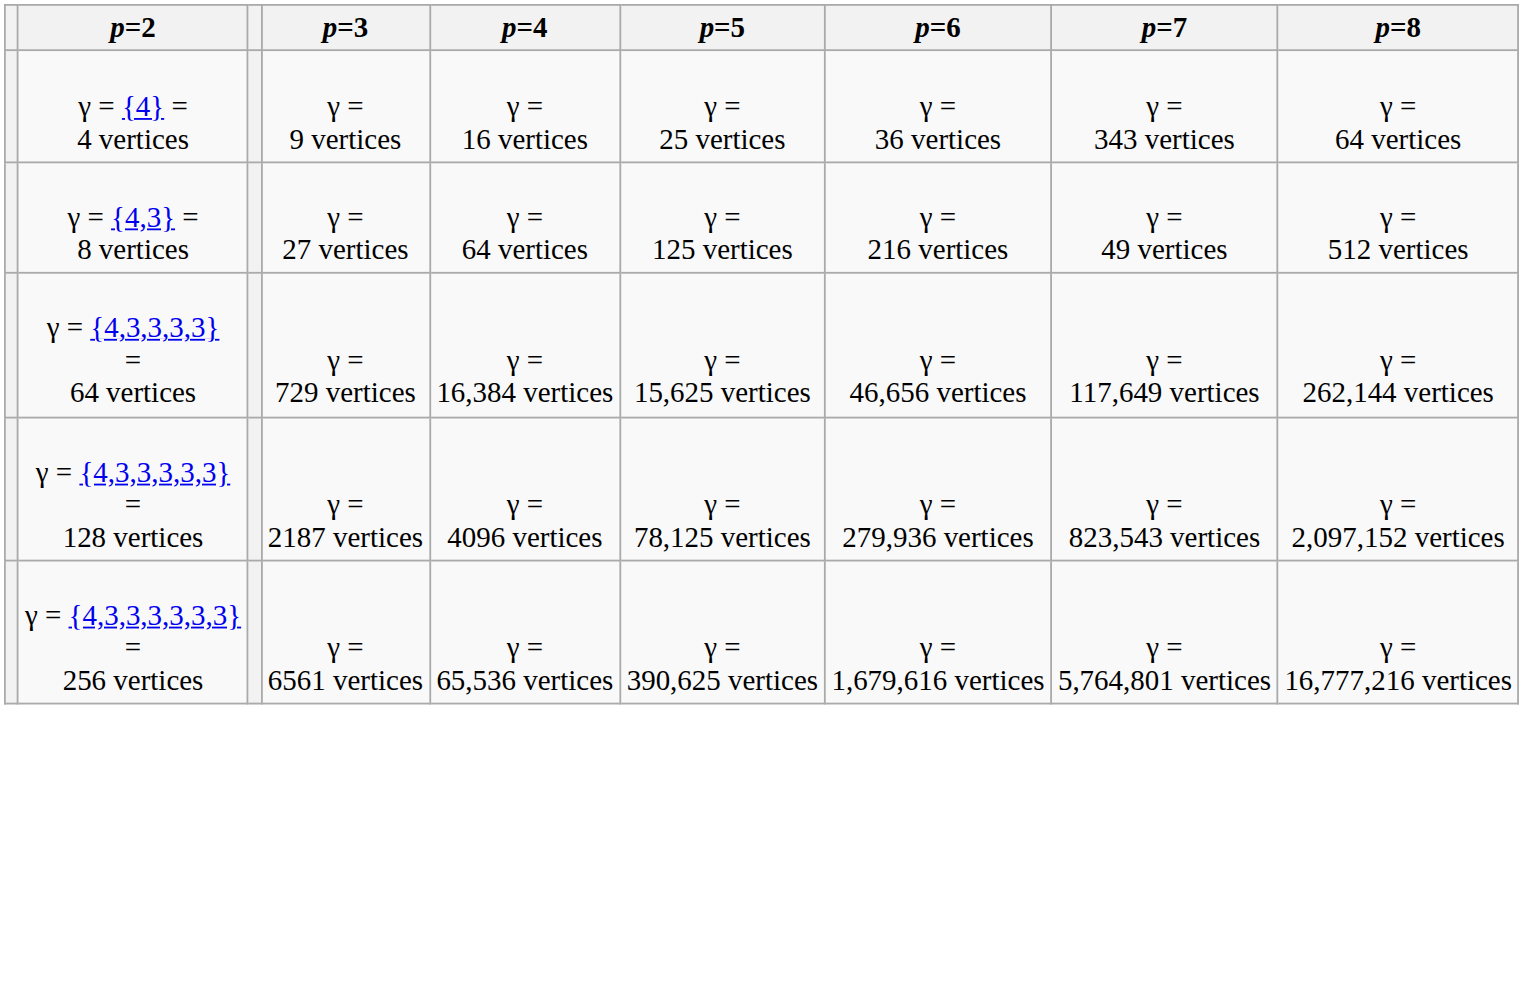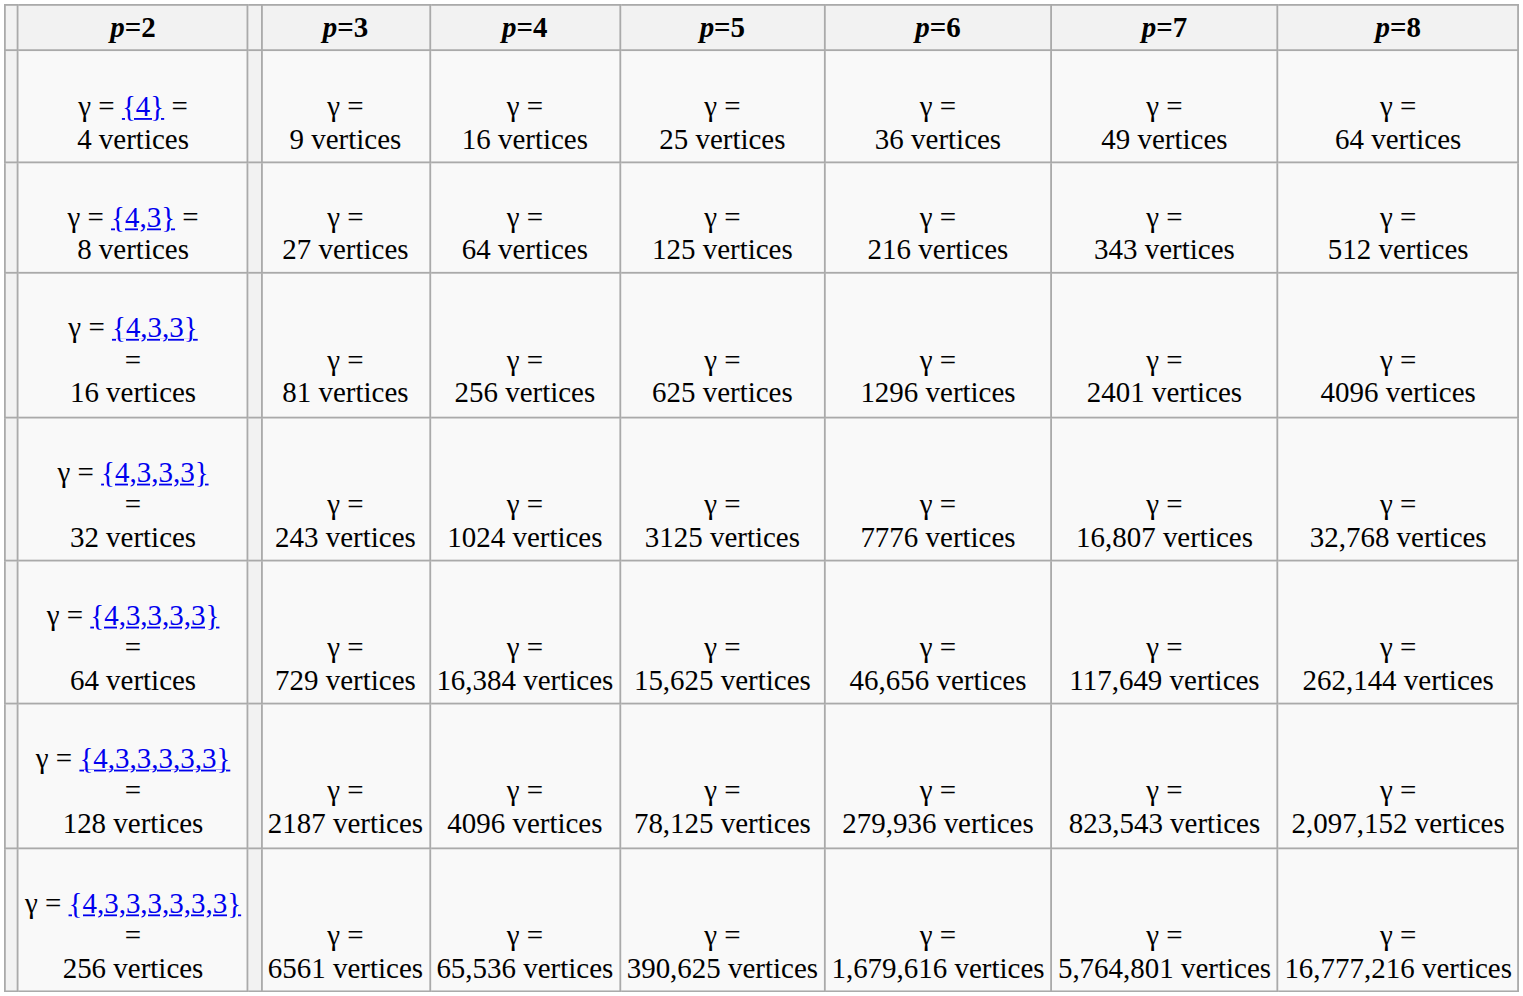(1164, 122) γ = 343 vertices -> (1164, 122) γ = 49 vertices
(1164, 233) γ = 49 vertices -> (1164, 233) γ = 343 vertices
+ row: (133, 360)
+ row: (133, 504)
